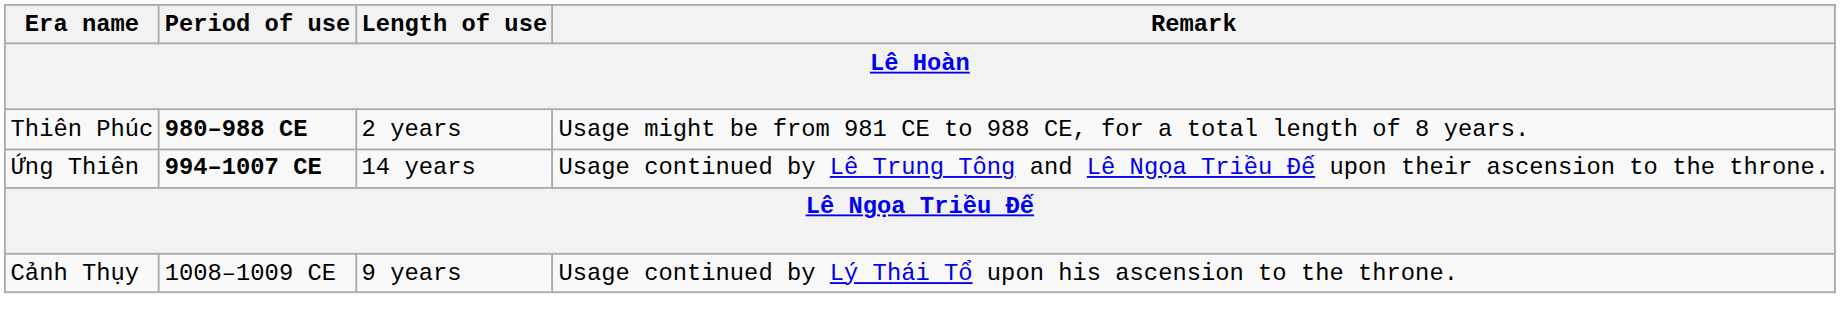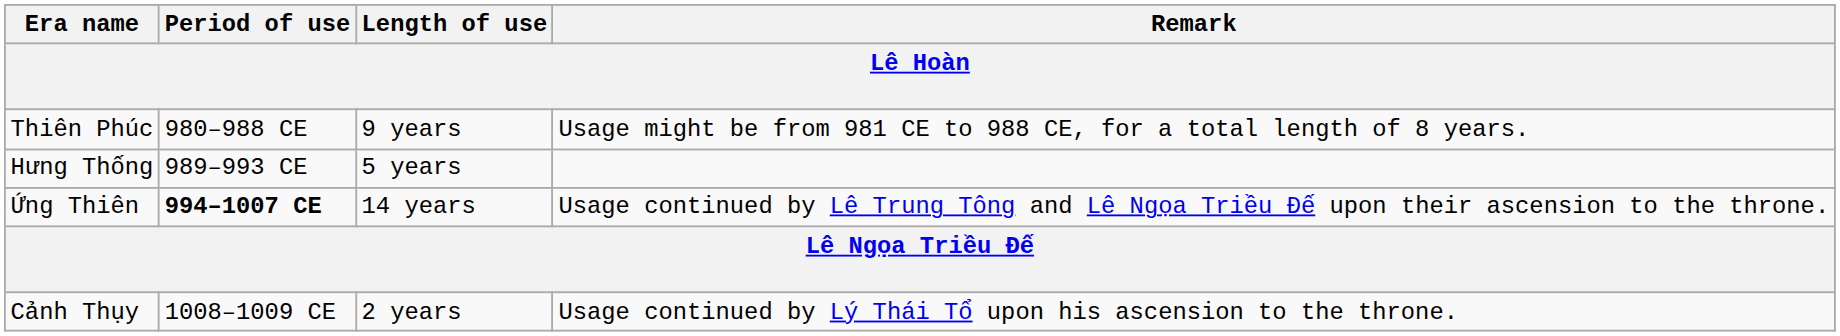(236, 129) bold -> (236, 129) normal
(412, 129) 2 years -> (412, 129) 9 years
+ row: (82, 168)
(412, 273) 9 years -> (412, 312) 2 years
